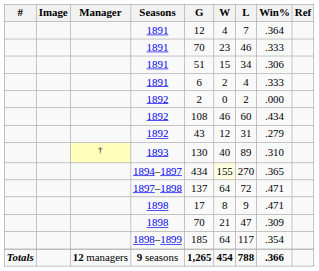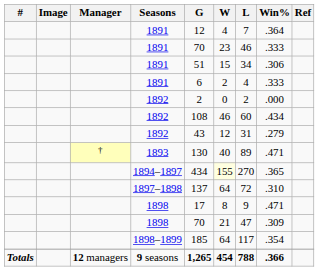(274, 152) .310 -> (274, 152) .471
(274, 188) .471 -> (274, 188) .310
